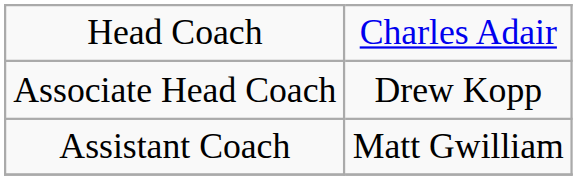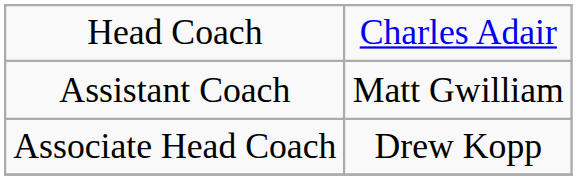rows swapped: (175, 89) <-> (175, 145)
